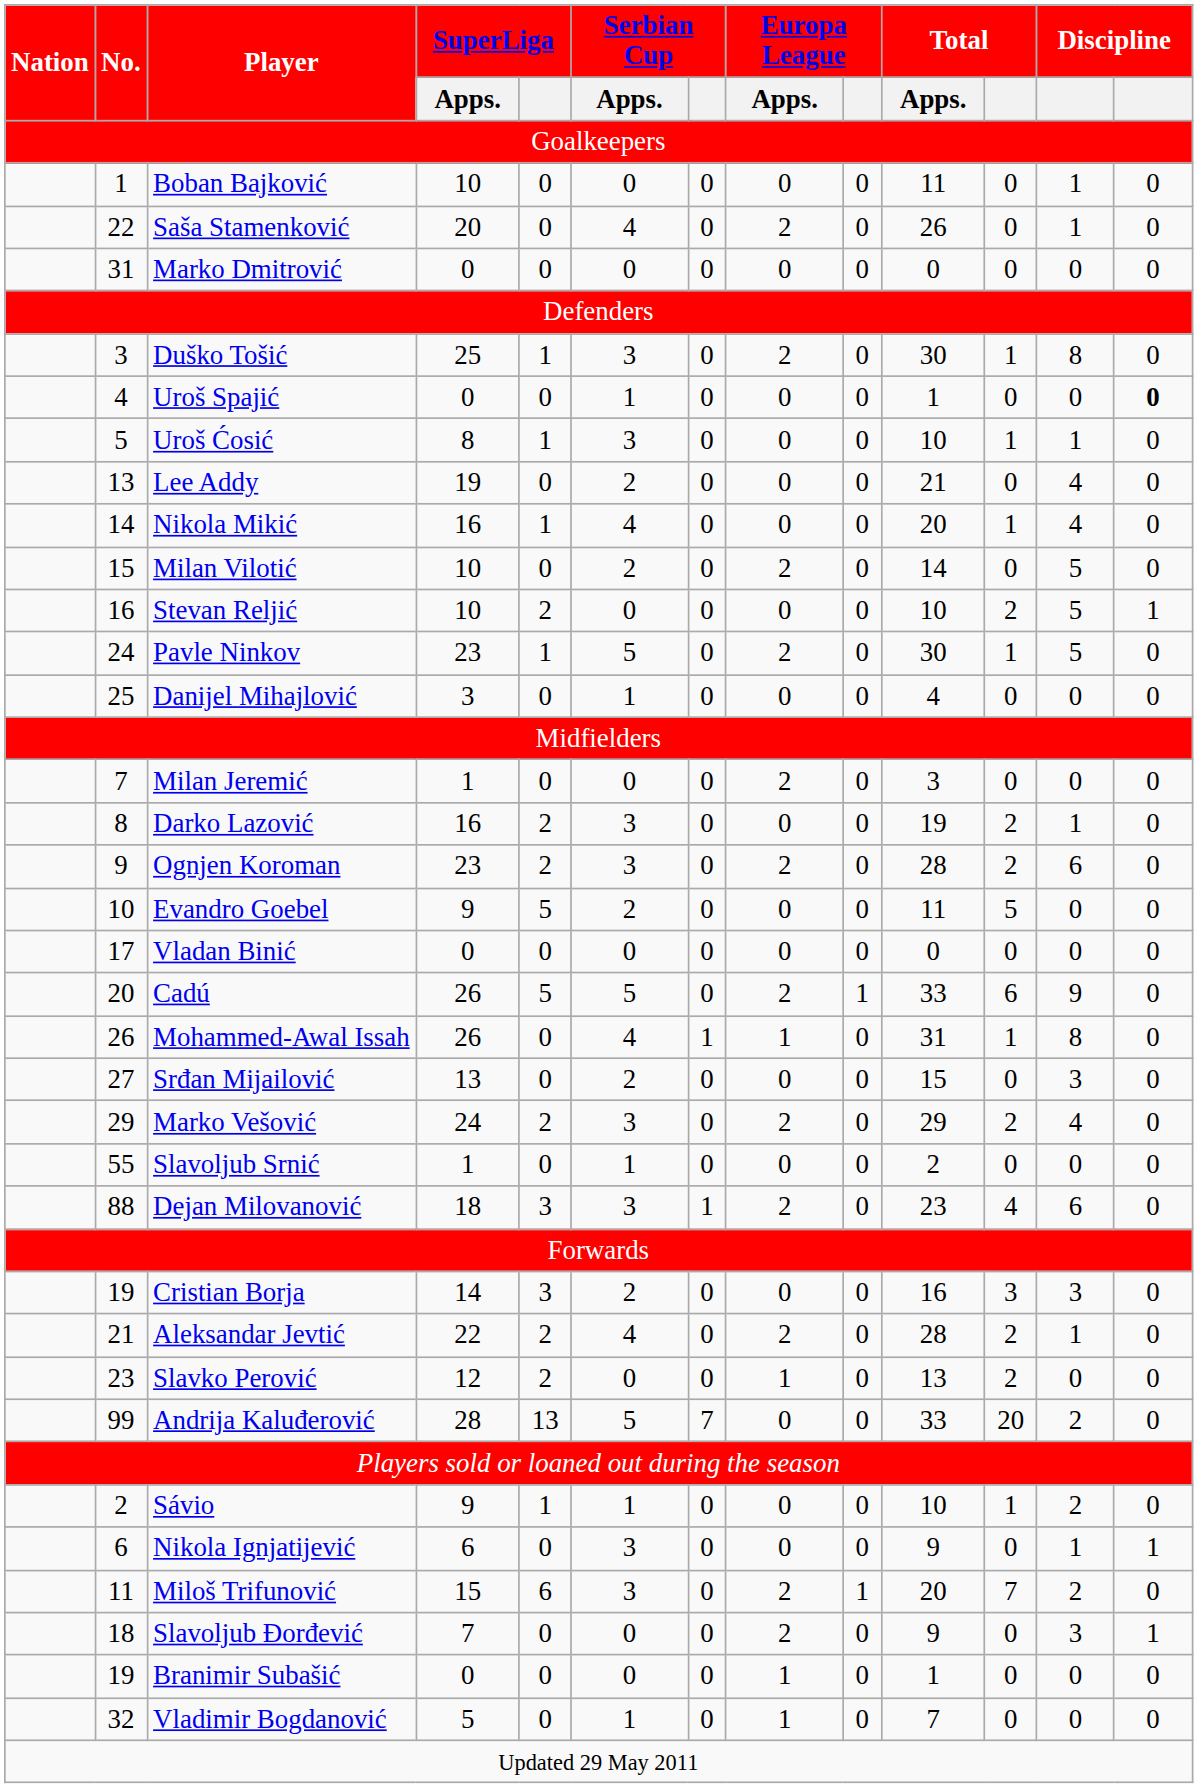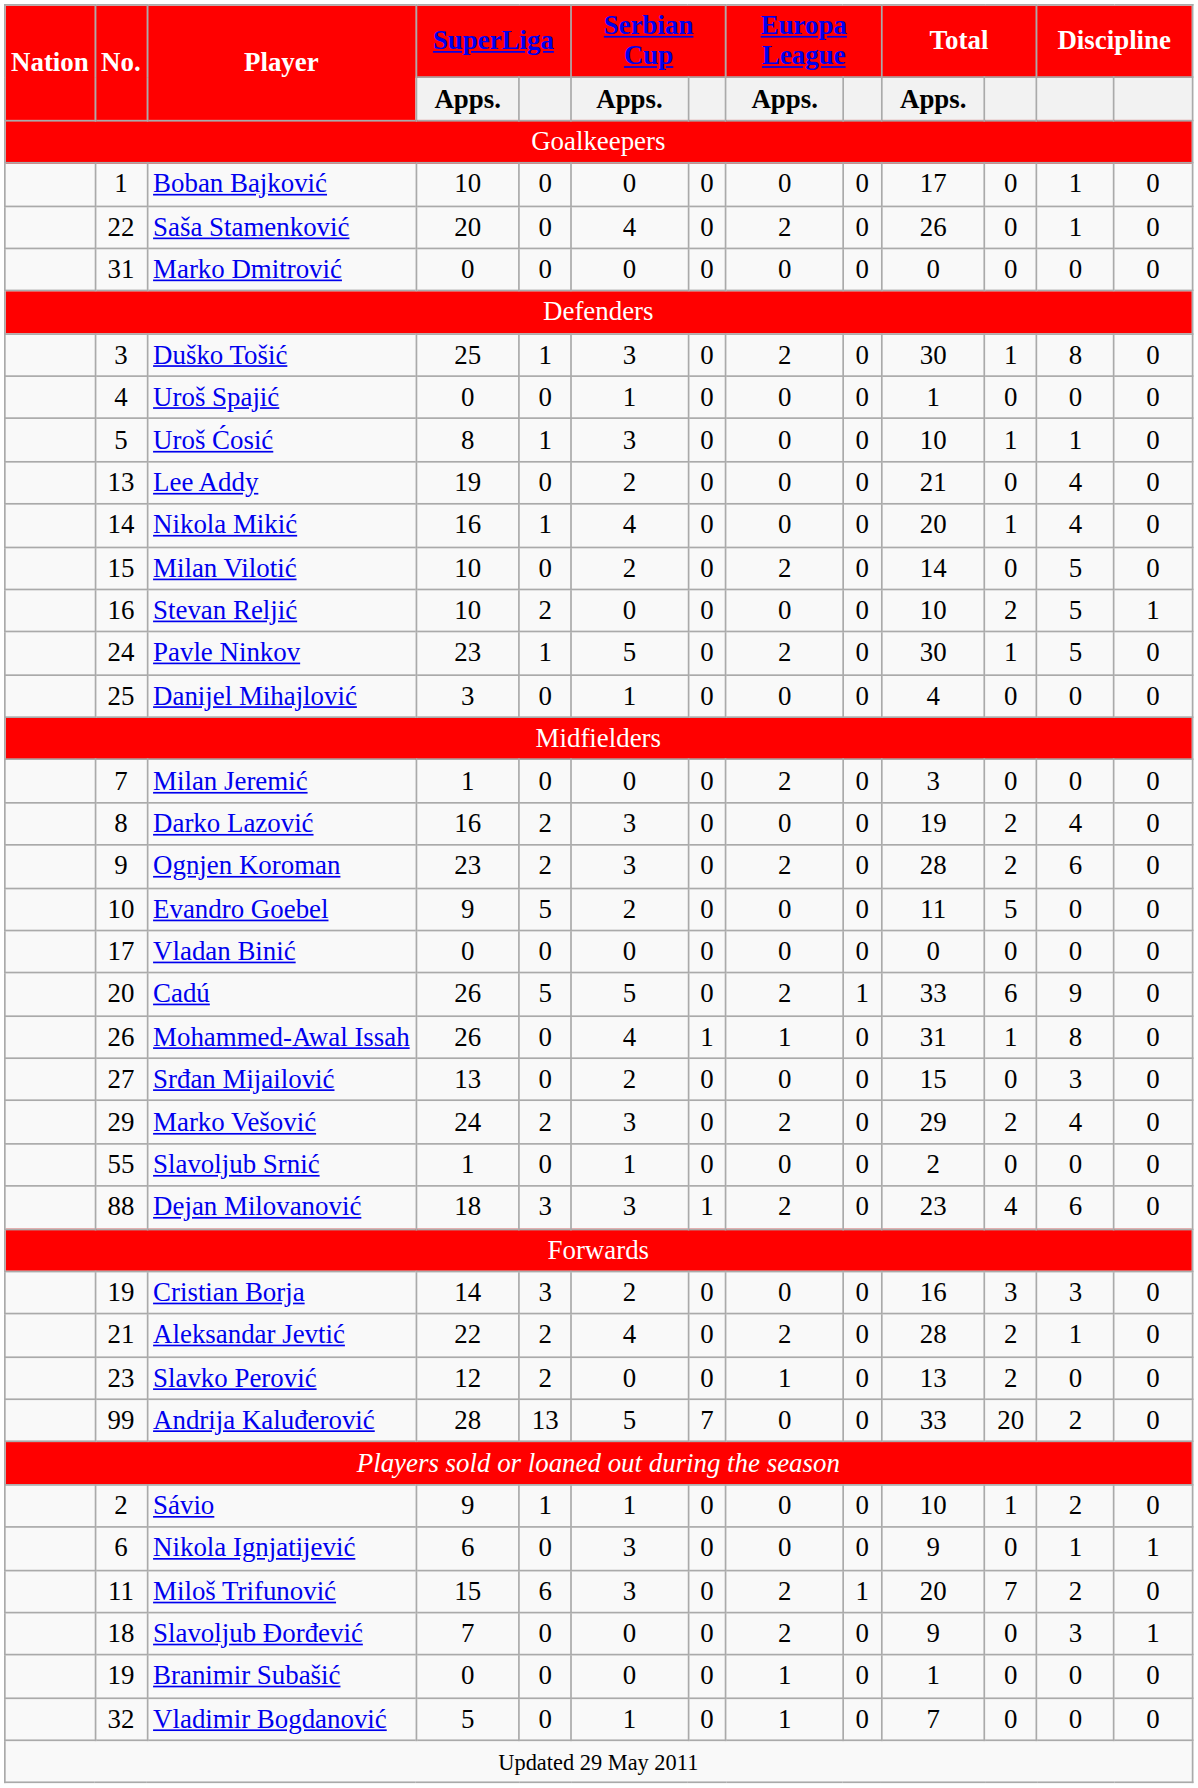(933, 183) 11 -> (933, 183) 17
(1153, 397) bold -> (1153, 397) normal
(1075, 823) 1 -> (1075, 823) 4
